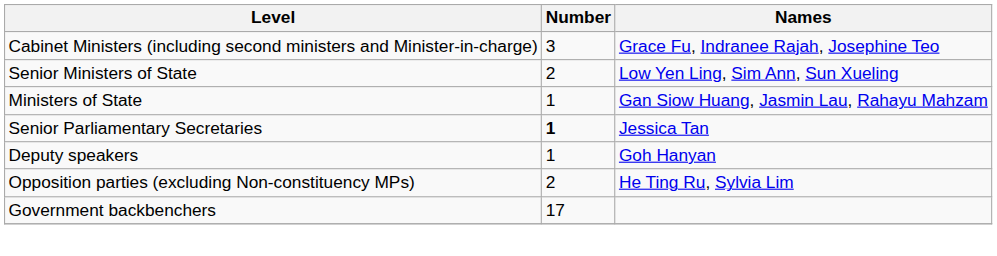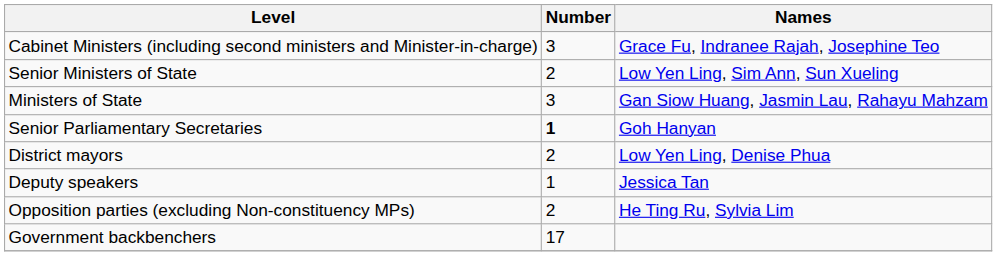(550, 100) 1 -> (550, 100) 3
(664, 127) Jessica Tan -> (667, 127) Goh Hanyan
+ row: (66, 155)
(667, 155) Goh Hanyan -> (664, 182) Jessica Tan
